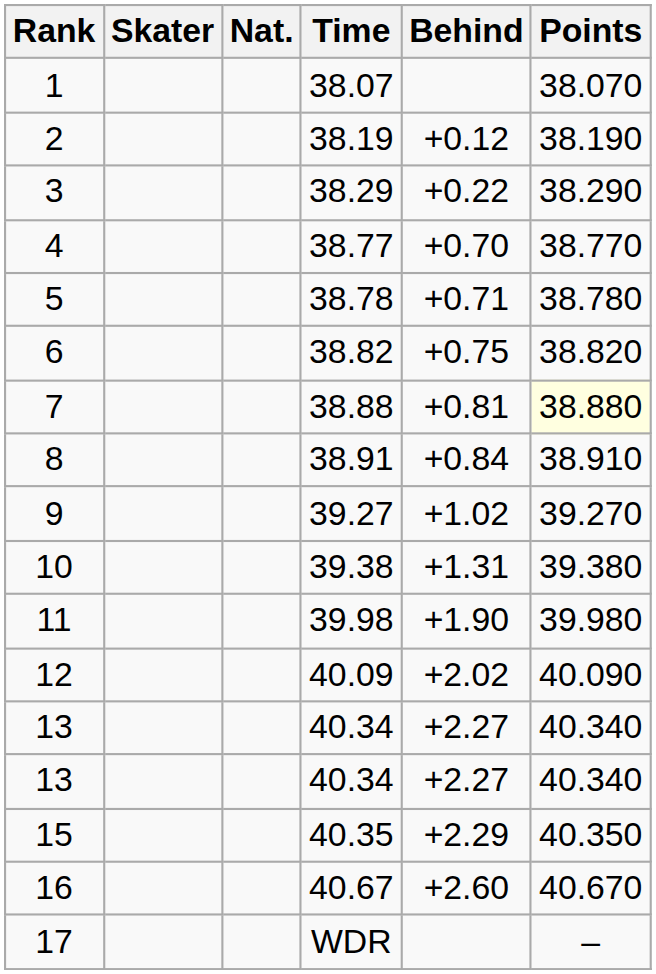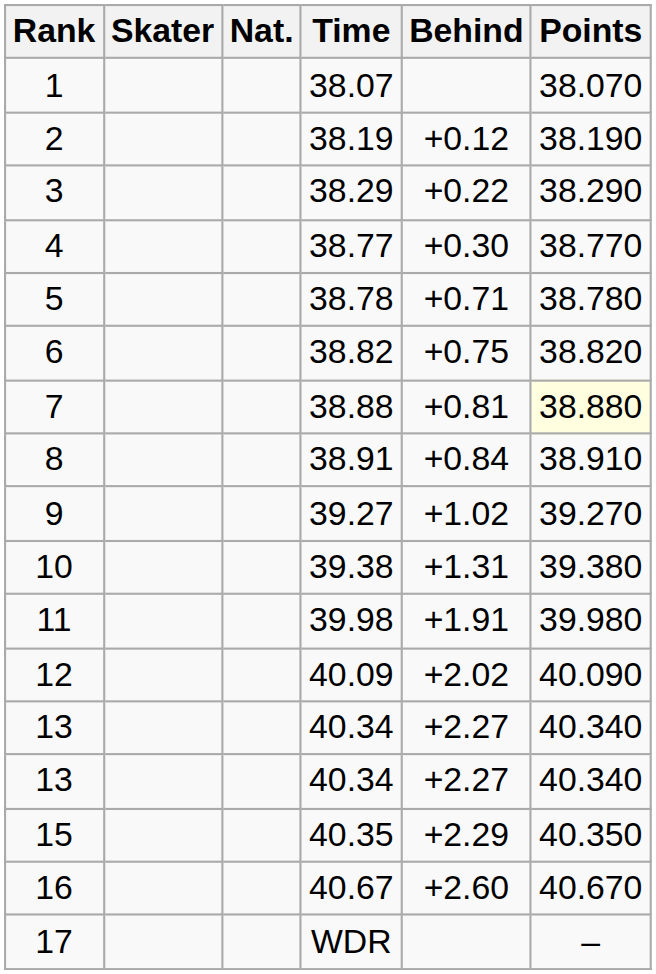(466, 245) +0.70 -> (466, 245) +0.30
(466, 620) +1.90 -> (466, 620) +1.91
